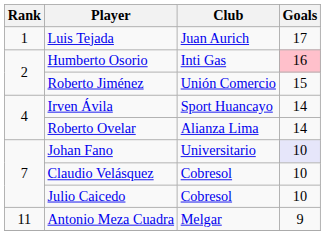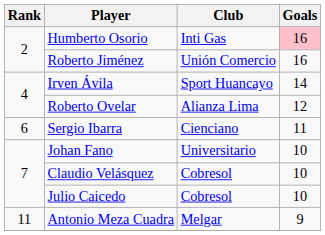- row: (81, 38)
(300, 83) 15 -> (300, 60) 16
(300, 128) 14 -> (300, 106) 12
+ row: (85, 128)
(300, 151) lavender background -> (300, 151) no background
